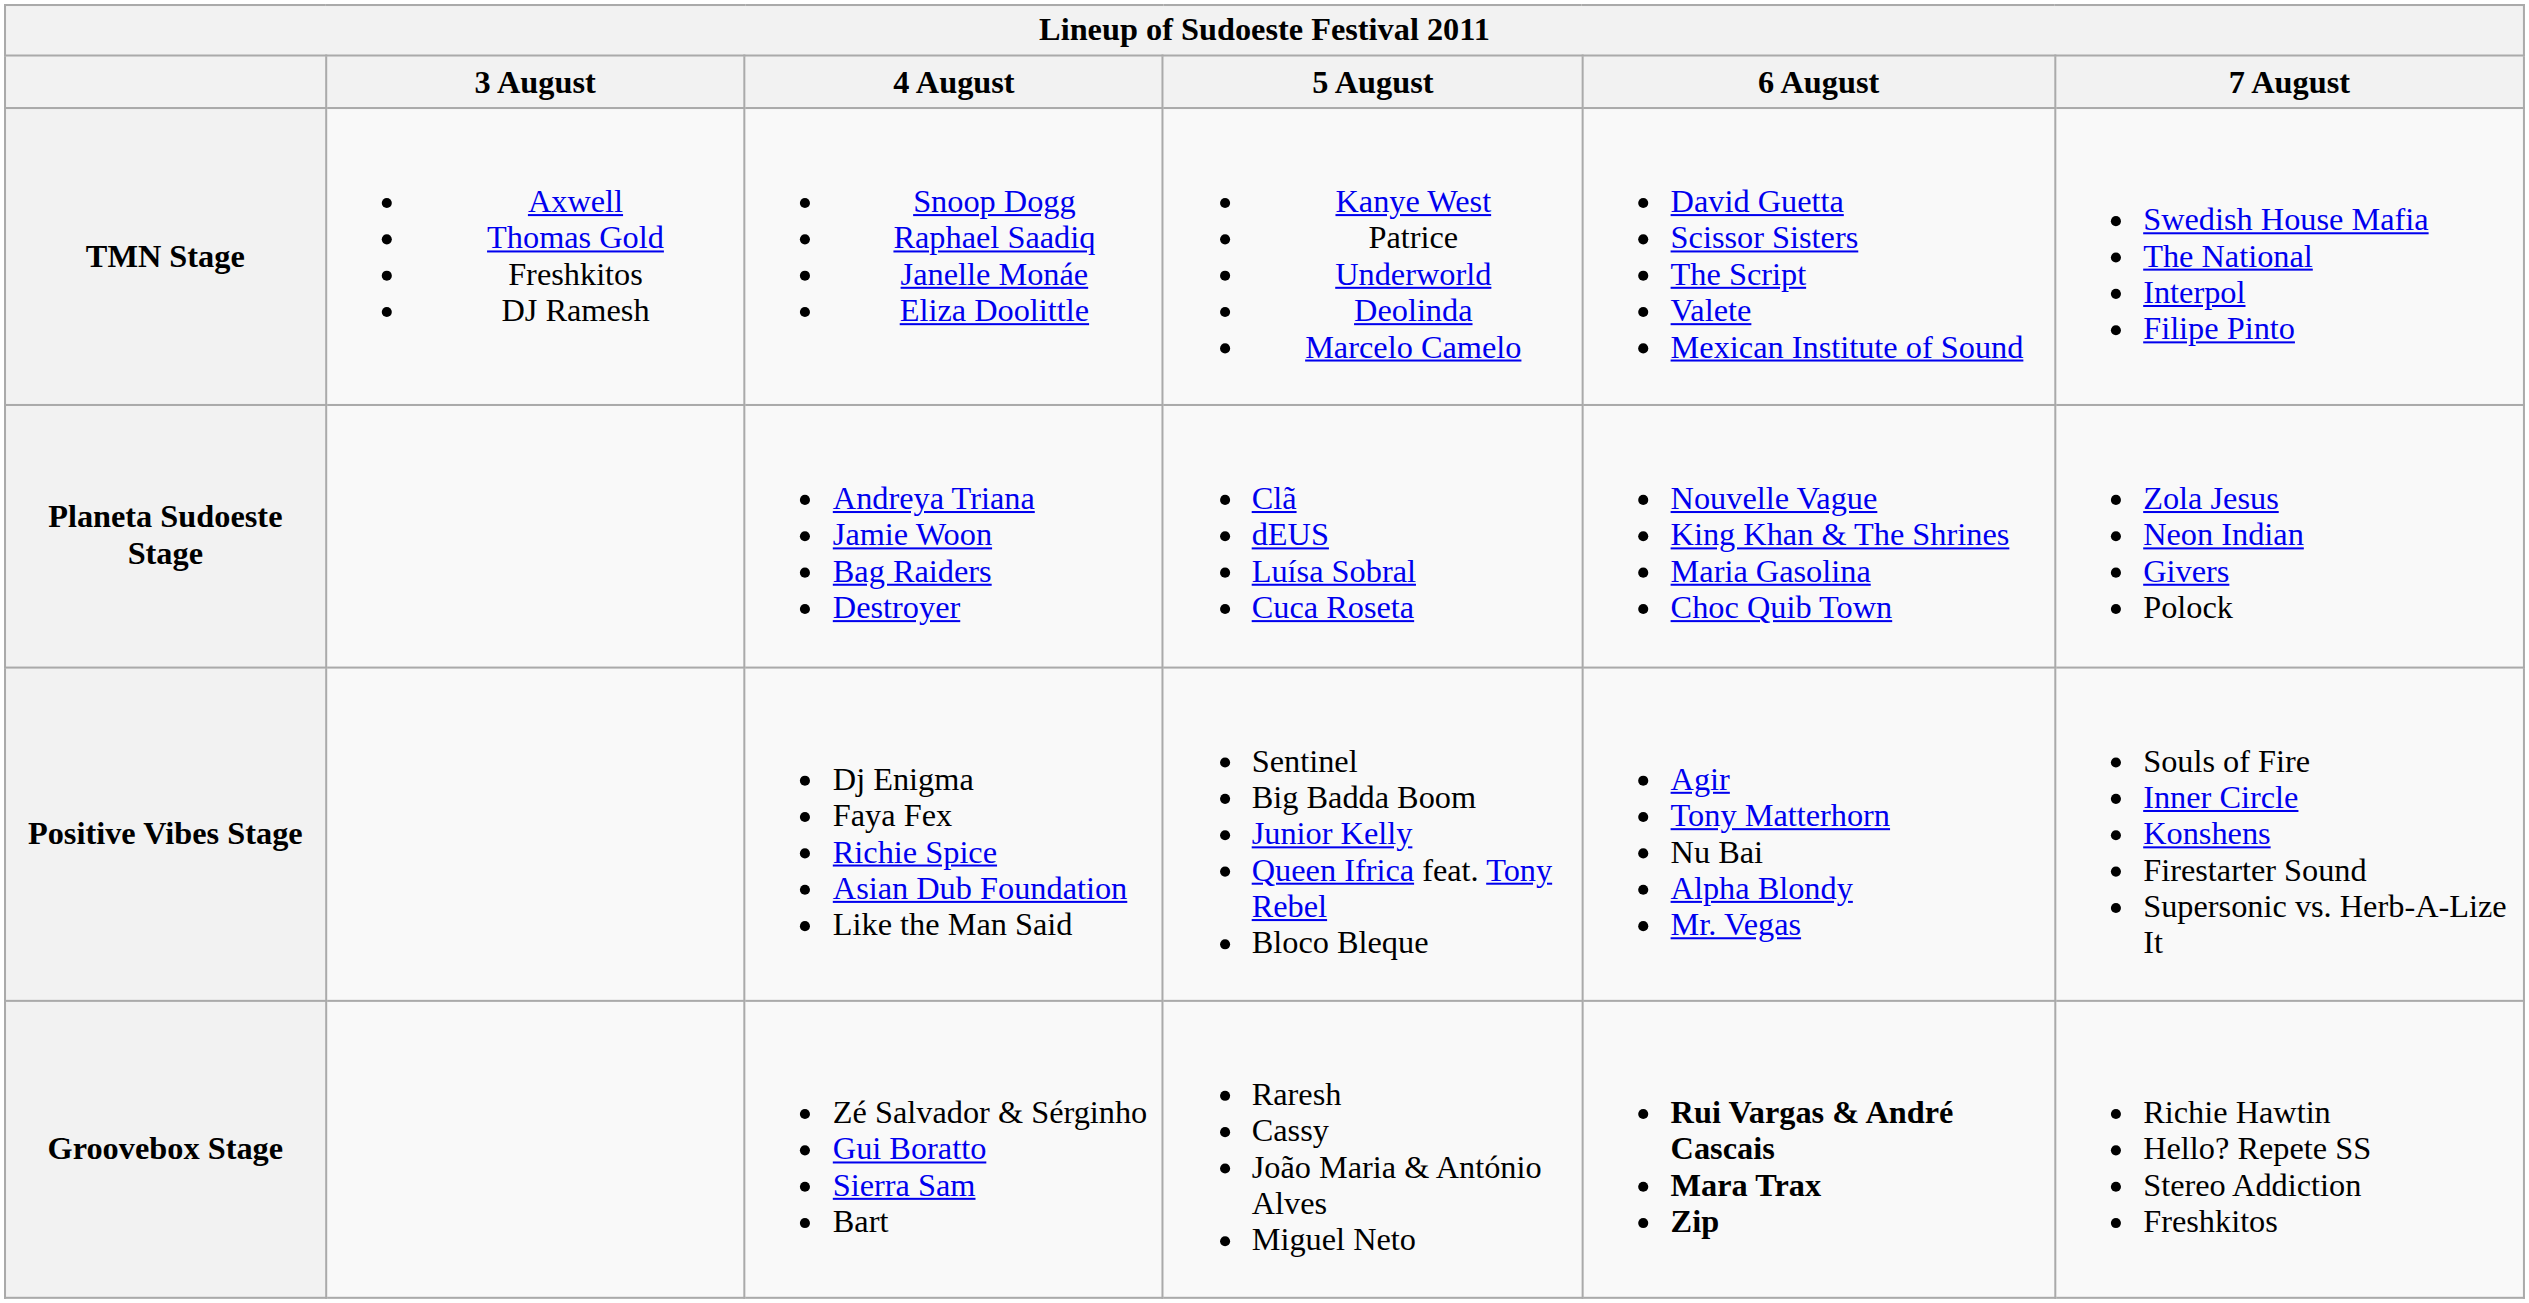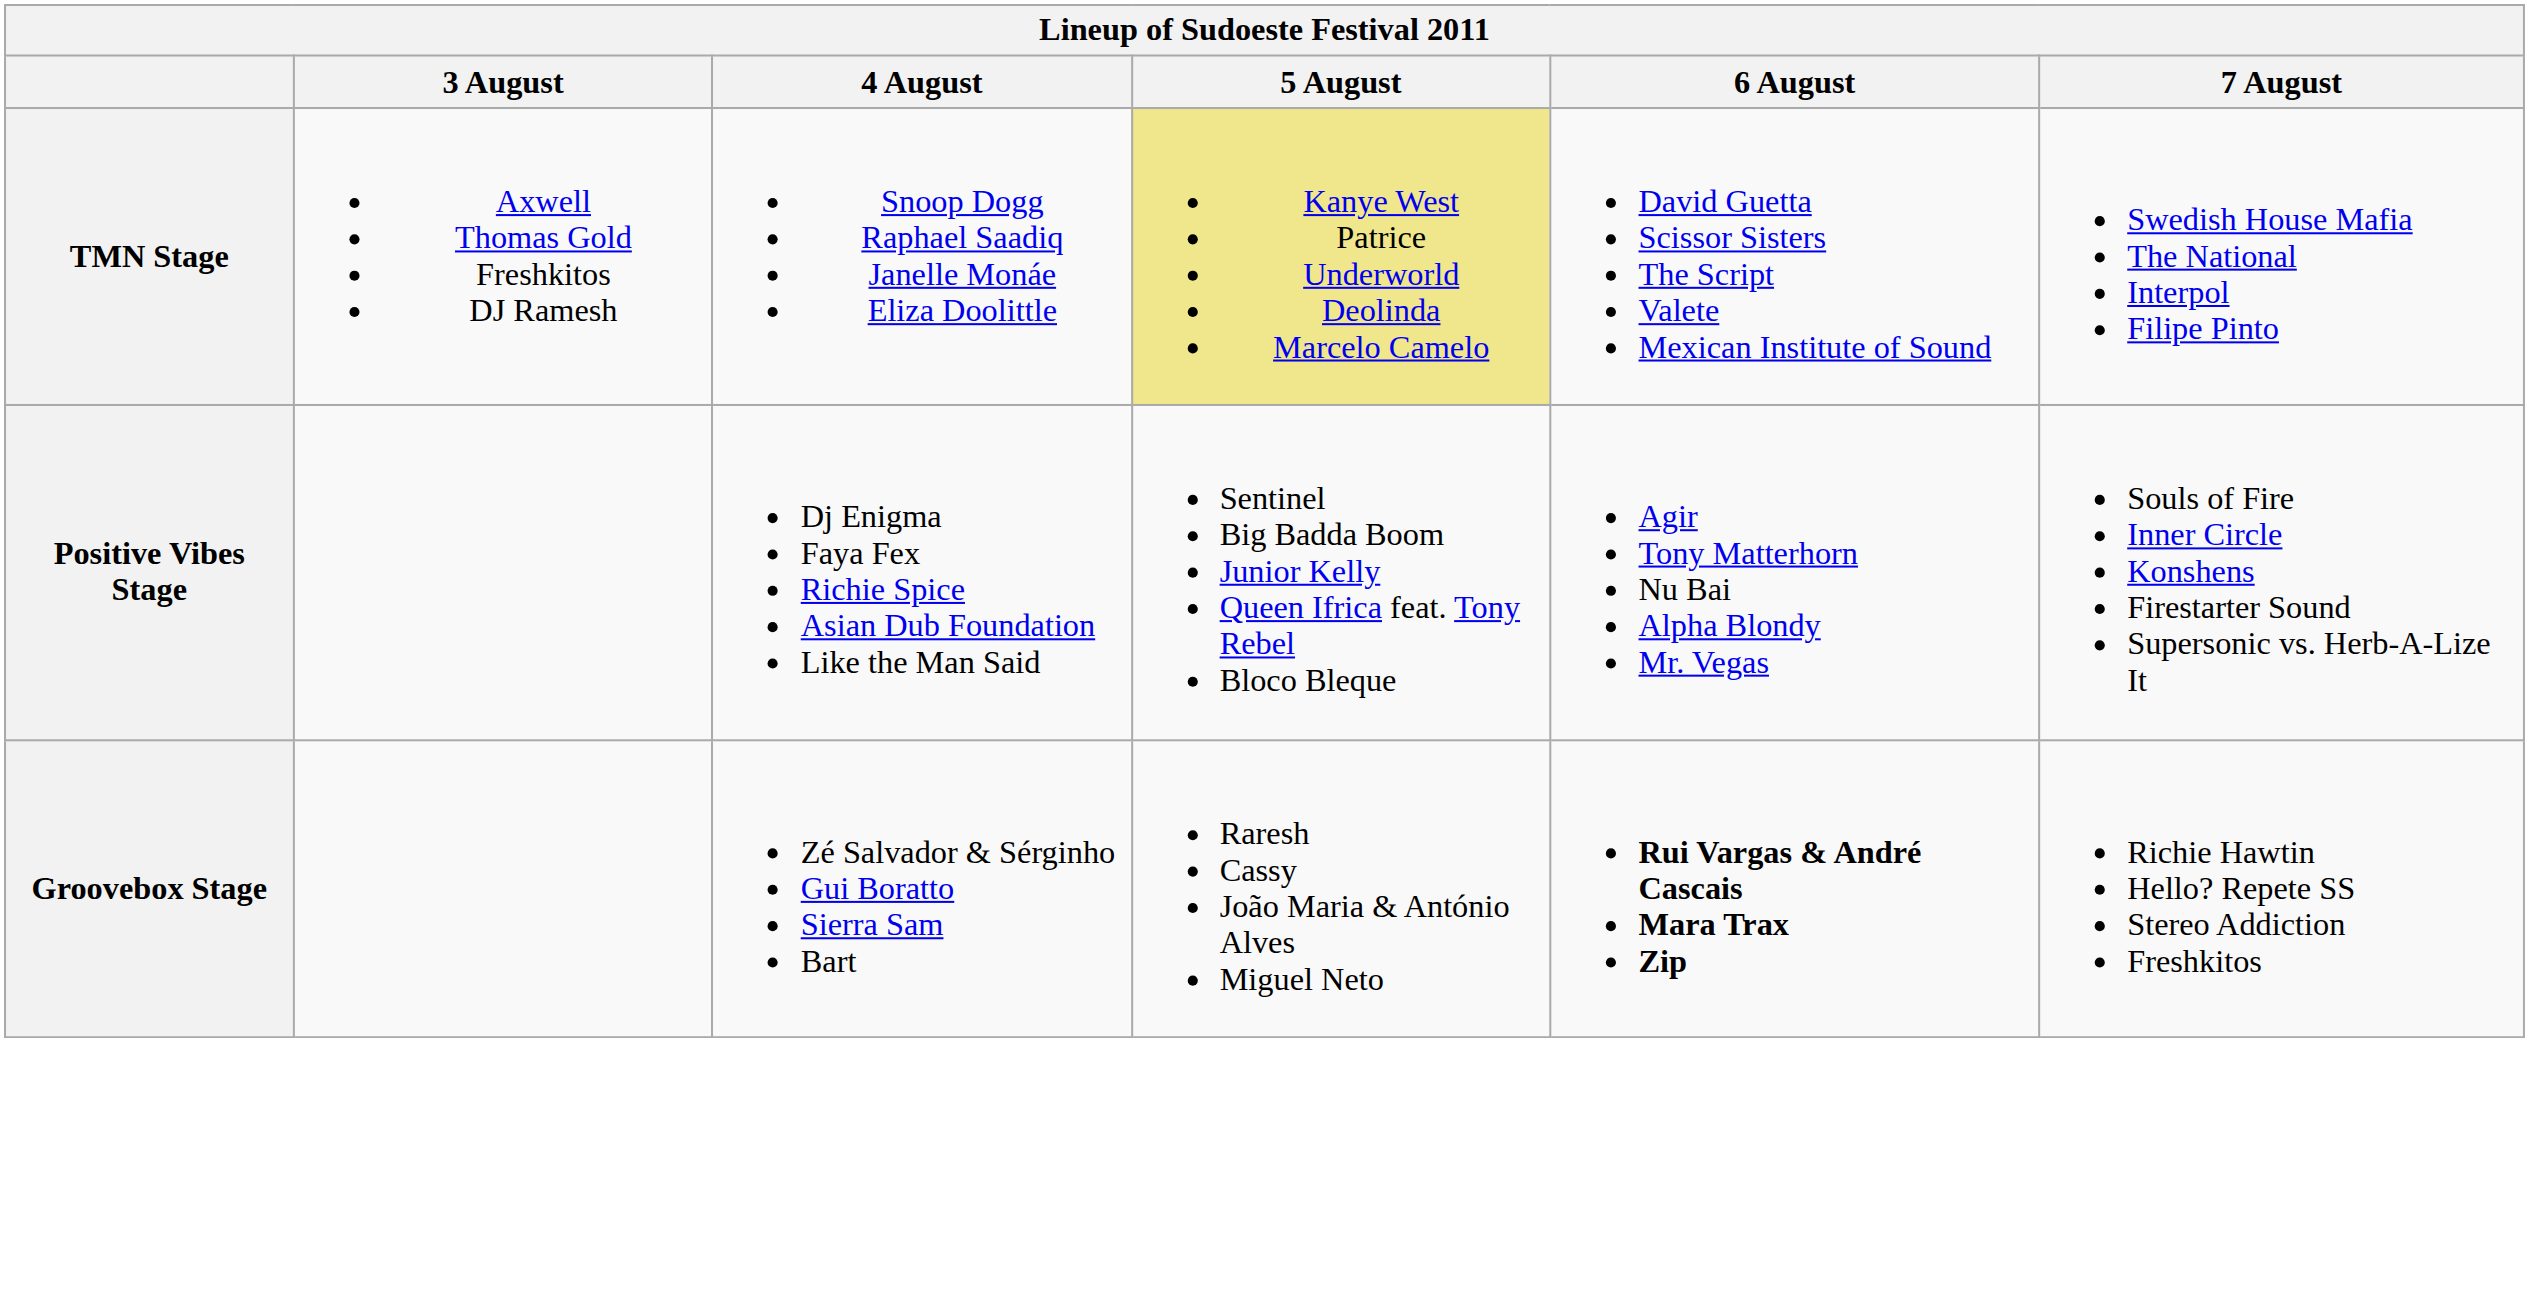(1373, 275) no background -> (1341, 275) khaki background
- row: (165, 535)
